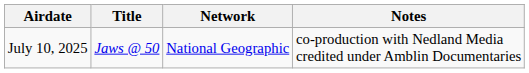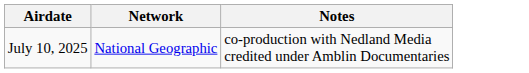- column: (127, 16)
